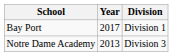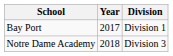(110, 43) 2013 -> (110, 43) 2018
